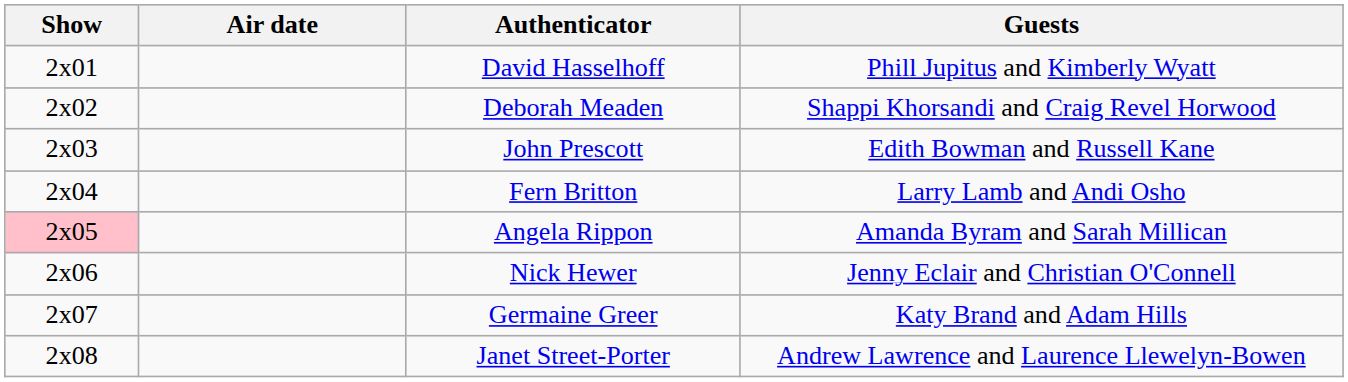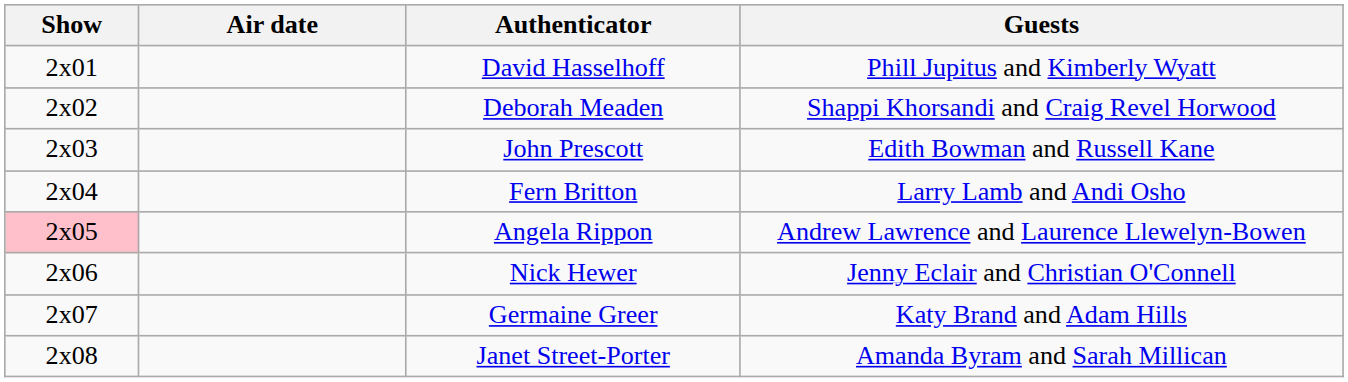(1041, 231) Amanda Byram and Sarah Millican -> (1041, 231) Andrew Lawrence and Laurence Llewelyn-Bowen
(1041, 356) Andrew Lawrence and Laurence Llewelyn-Bowen -> (1041, 356) Amanda Byram and Sarah Millican
